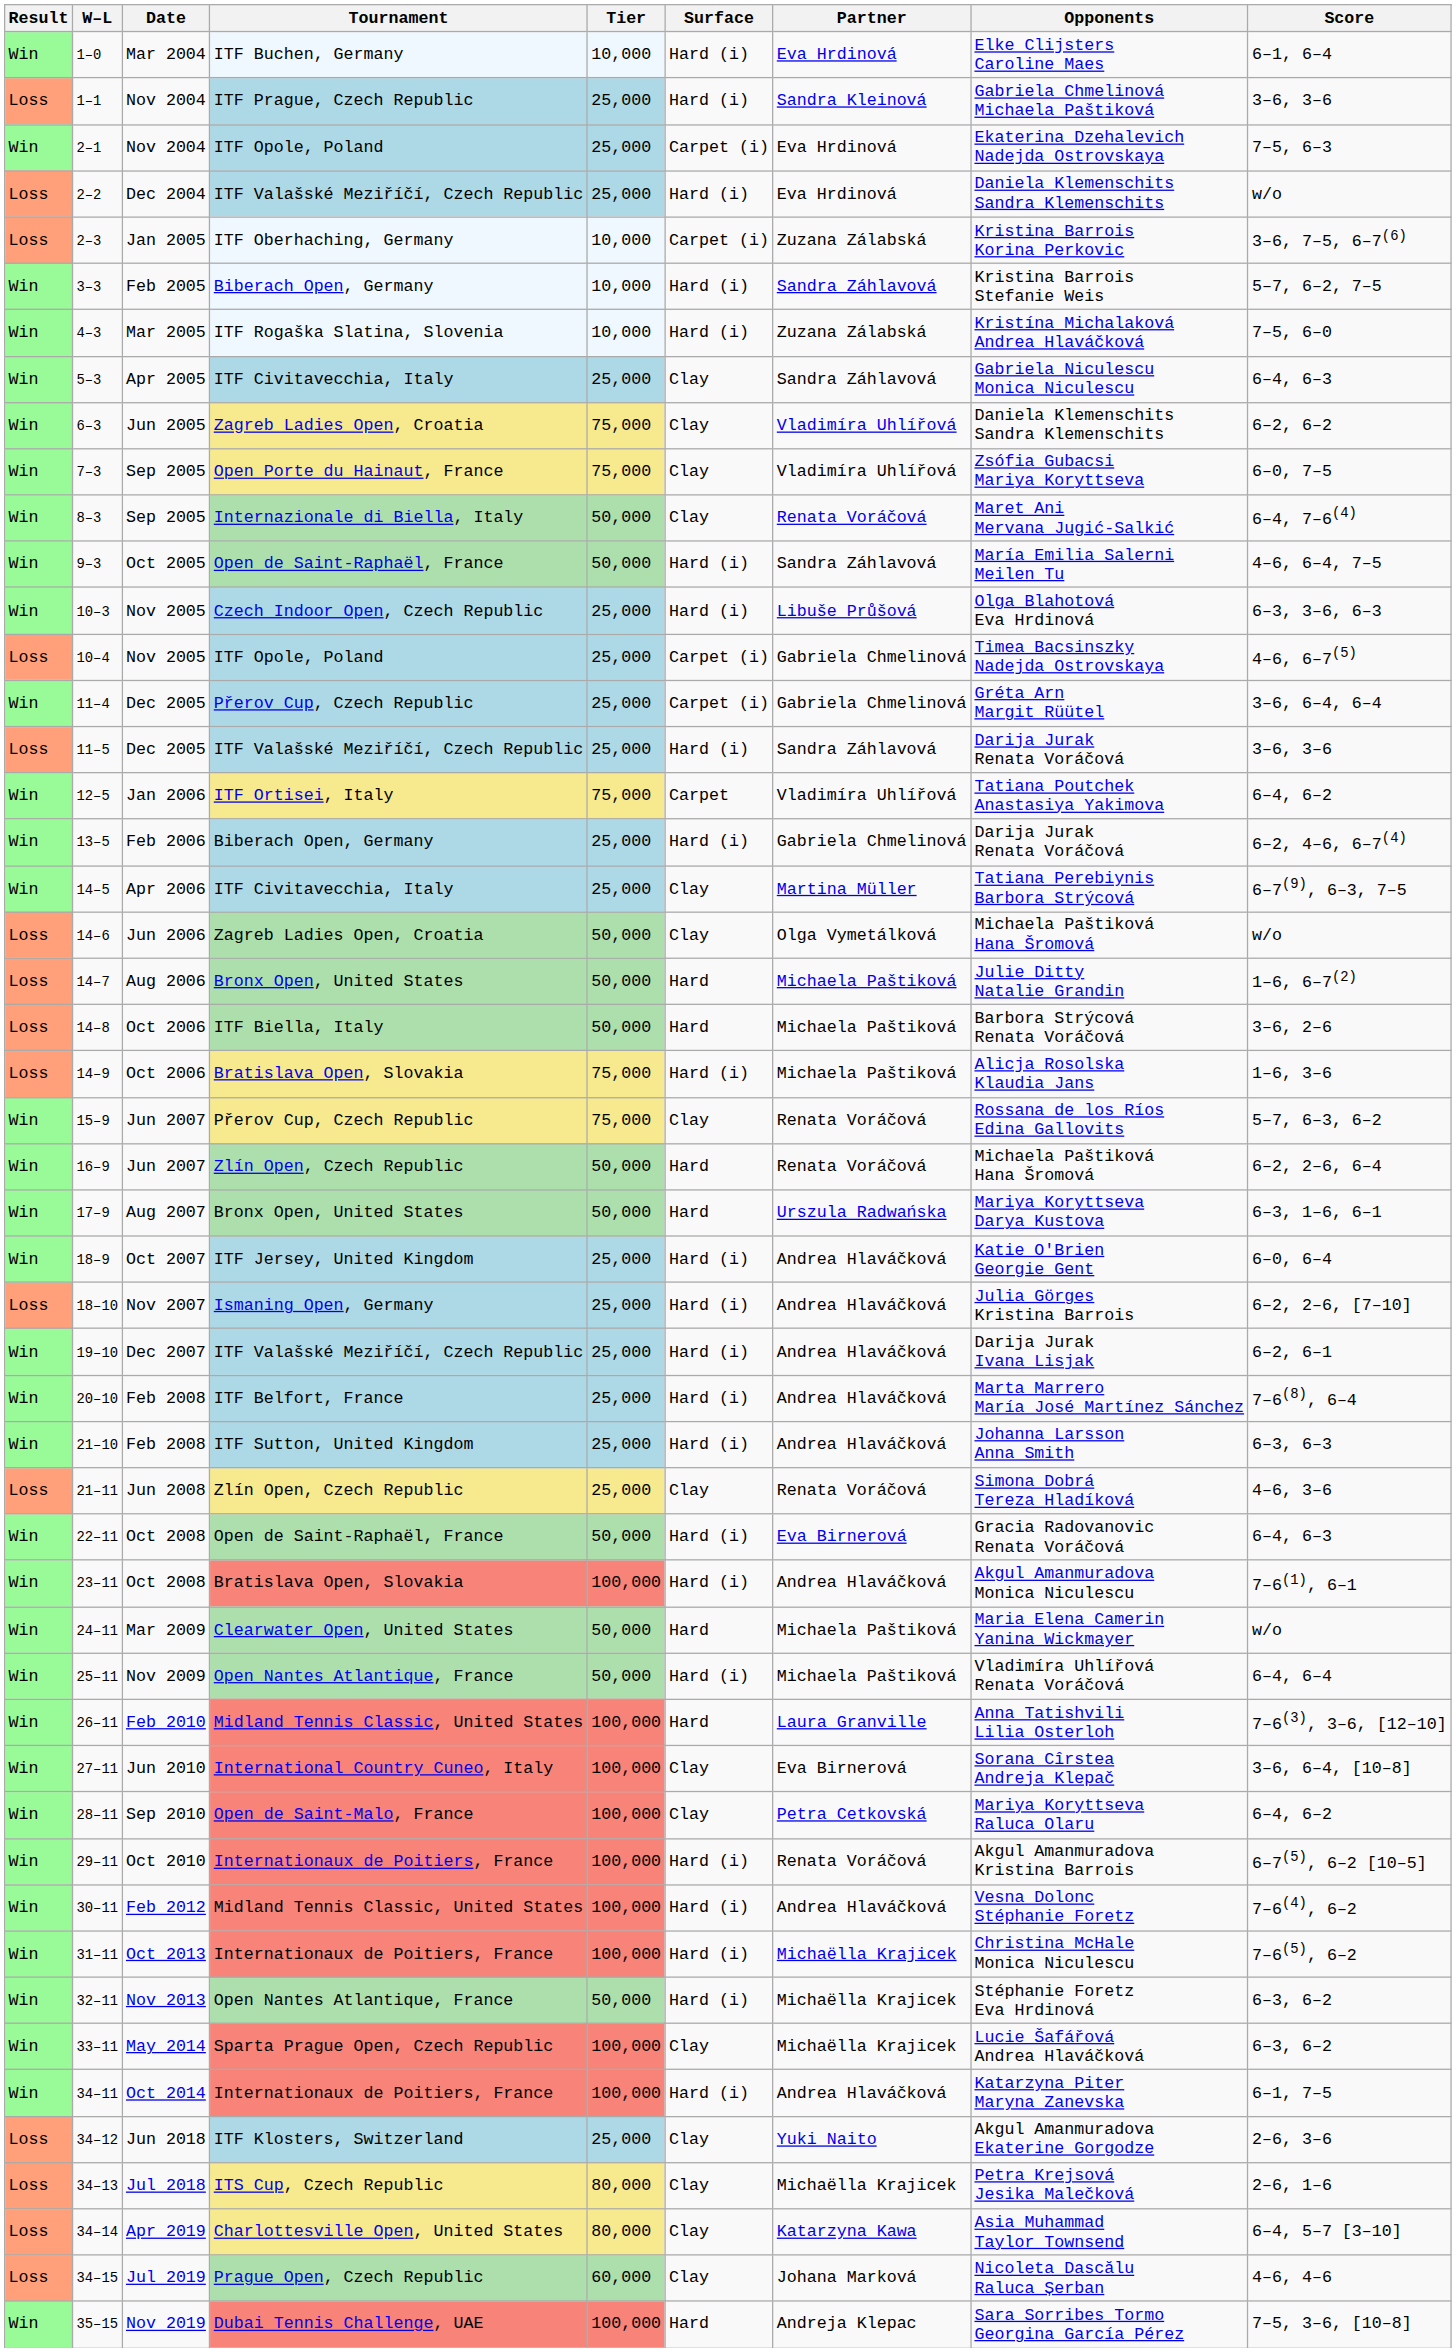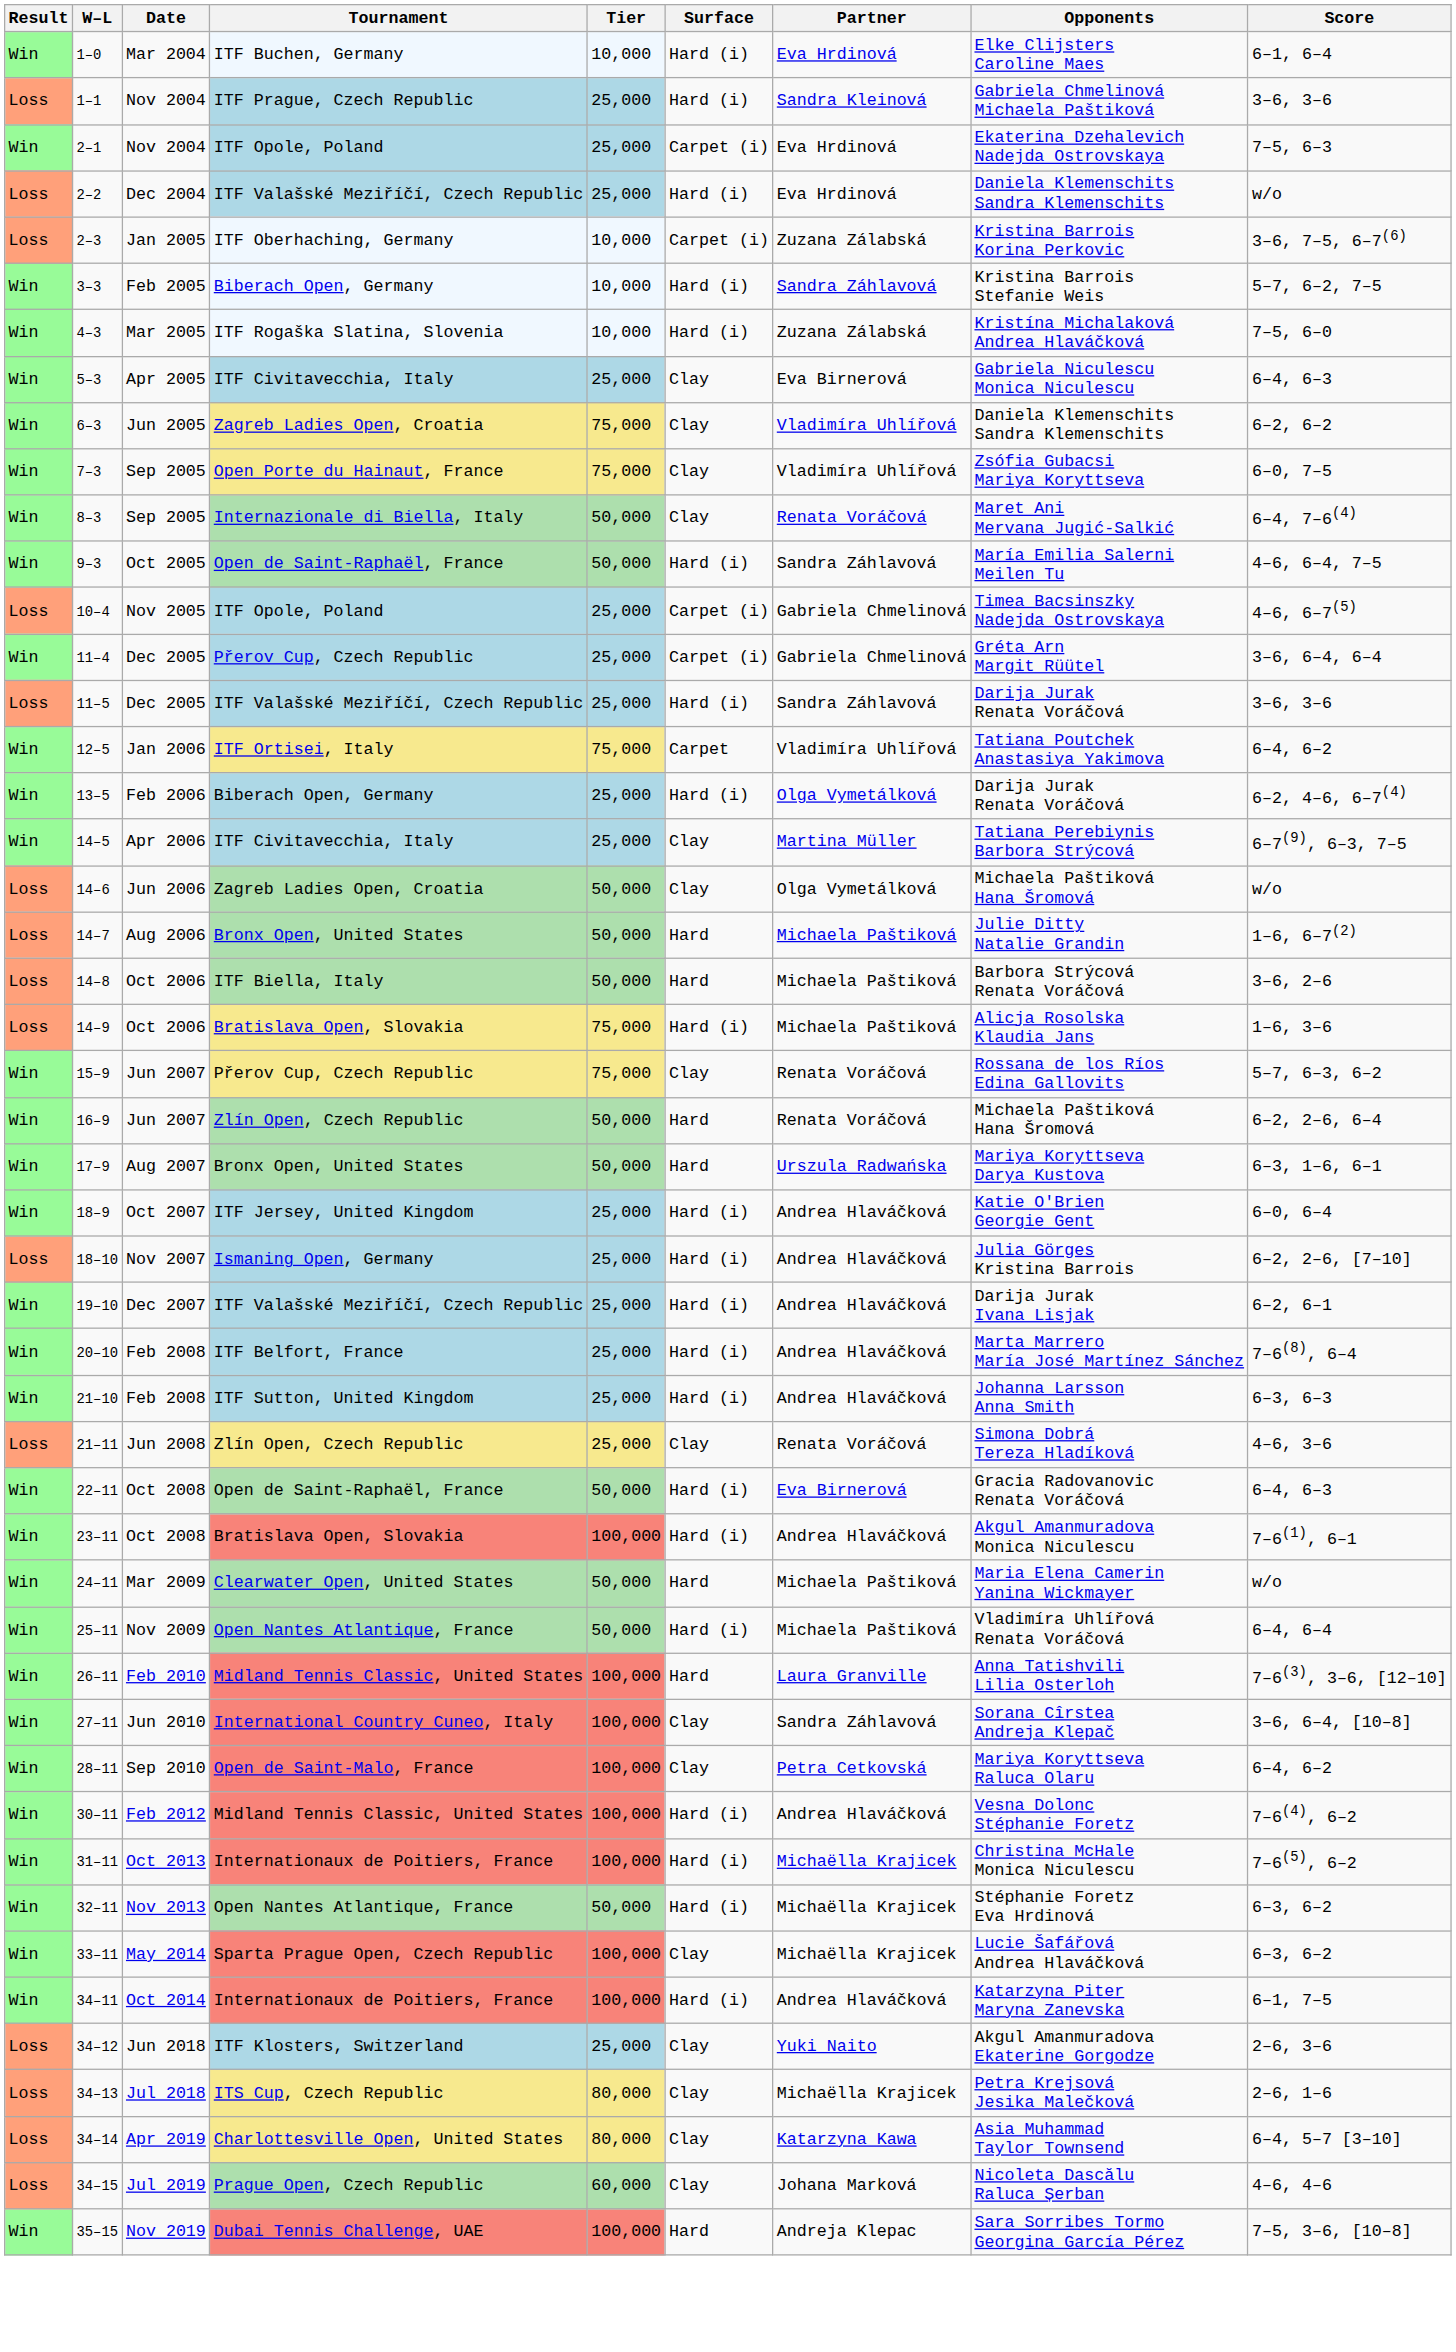(857, 379) Sandra Záhlavová -> (842, 379) Eva Birnerová
- row: (93, 611)
(872, 842) Gabriela Chmelinová -> (857, 796) Olga Vymetálková
(842, 1769) Eva Birnerová -> (857, 1722) Sandra Záhlavová
- row: (97, 1862)
